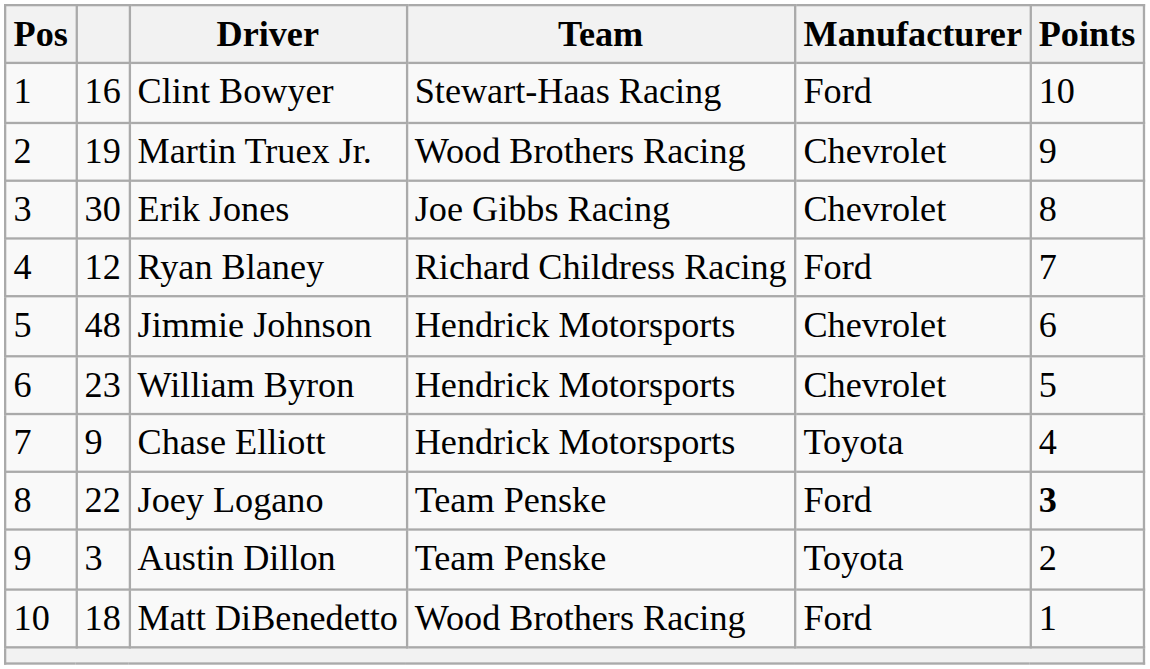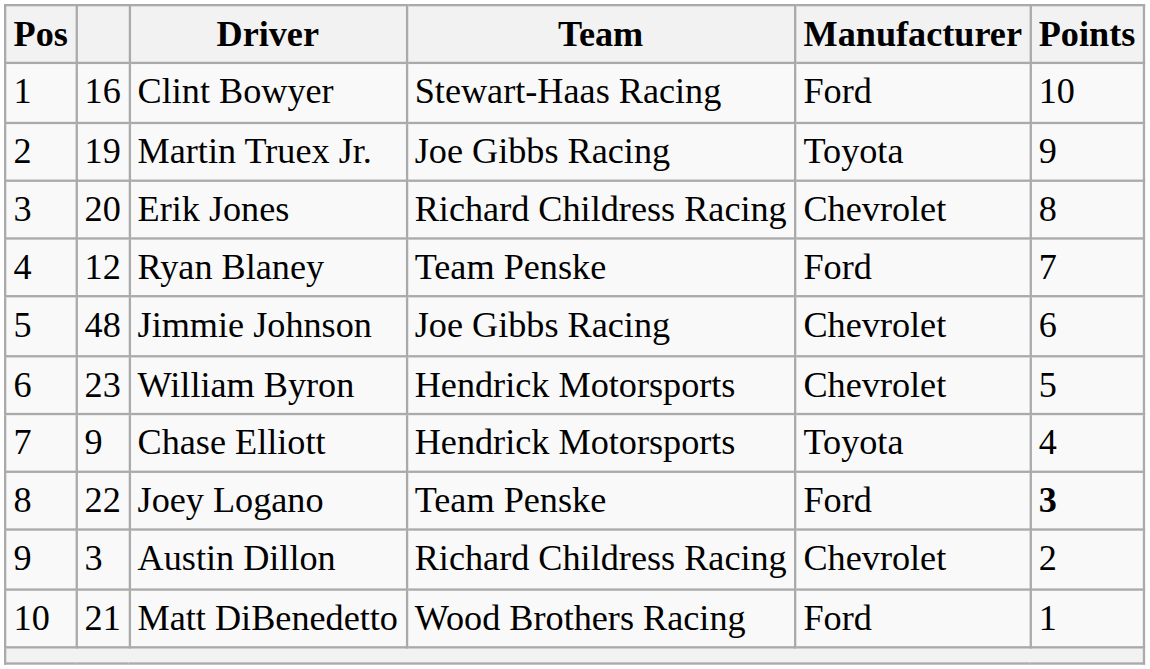(580, 149) Wood Brothers Racing -> (542, 149) Joe Gibbs Racing
(875, 149) Chevrolet -> (853, 149) Toyota
(103, 208) 30 -> (103, 208) 20
(542, 208) Joe Gibbs Racing -> (601, 208) Richard Childress Racing
(601, 266) Richard Childress Racing -> (510, 266) Team Penske
(575, 324) Hendrick Motorsports -> (542, 324) Joe Gibbs Racing
(510, 558) Team Penske -> (601, 558) Richard Childress Racing
(853, 558) Toyota -> (875, 558) Chevrolet
(103, 616) 18 -> (103, 616) 21
